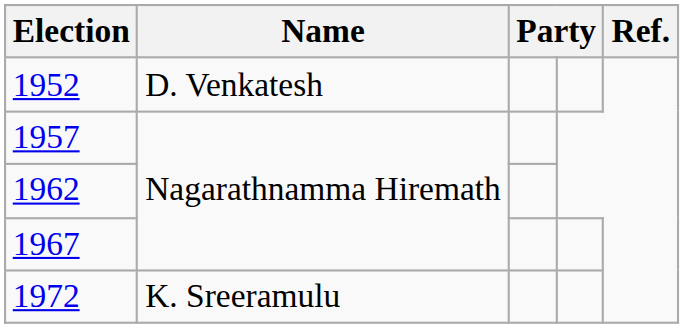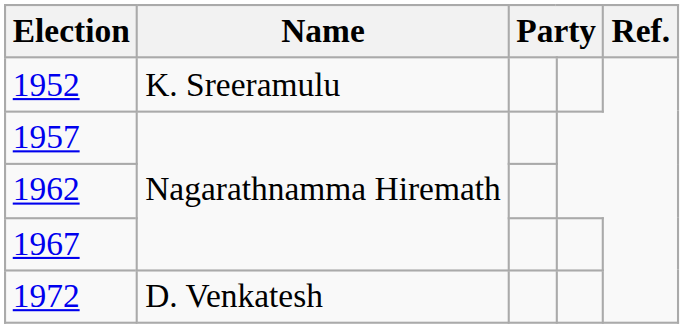(234, 84) D. Venkatesh -> (243, 84) K. Sreeramulu
(243, 296) K. Sreeramulu -> (234, 296) D. Venkatesh
